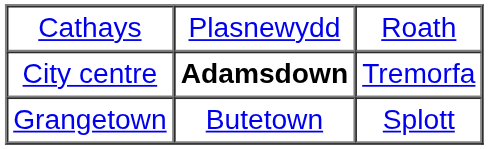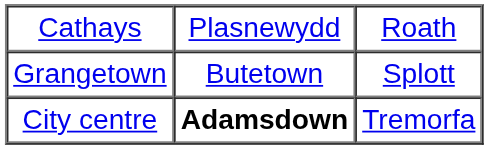rows swapped: (90, 74) <-> (90, 119)
